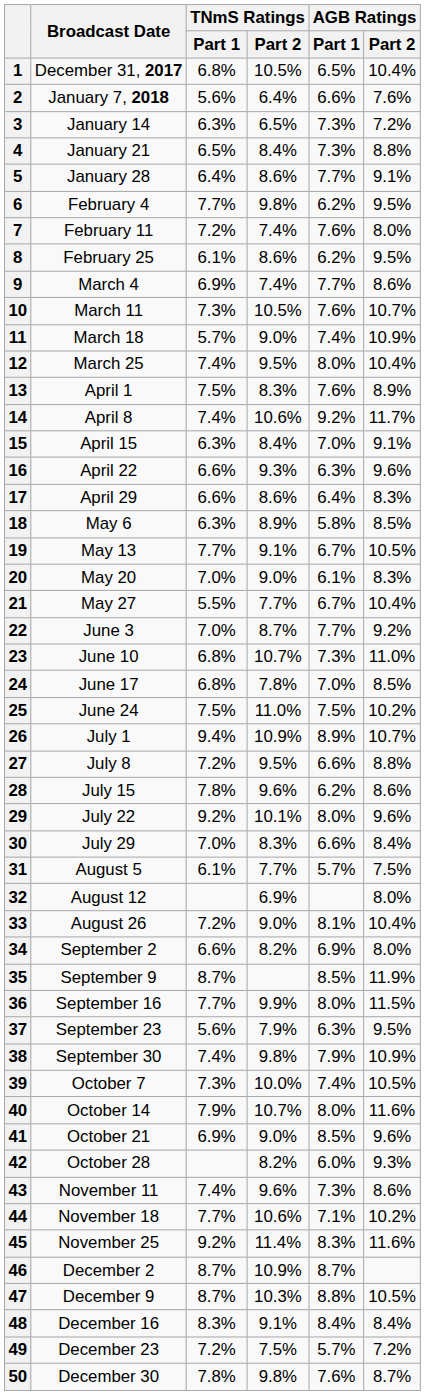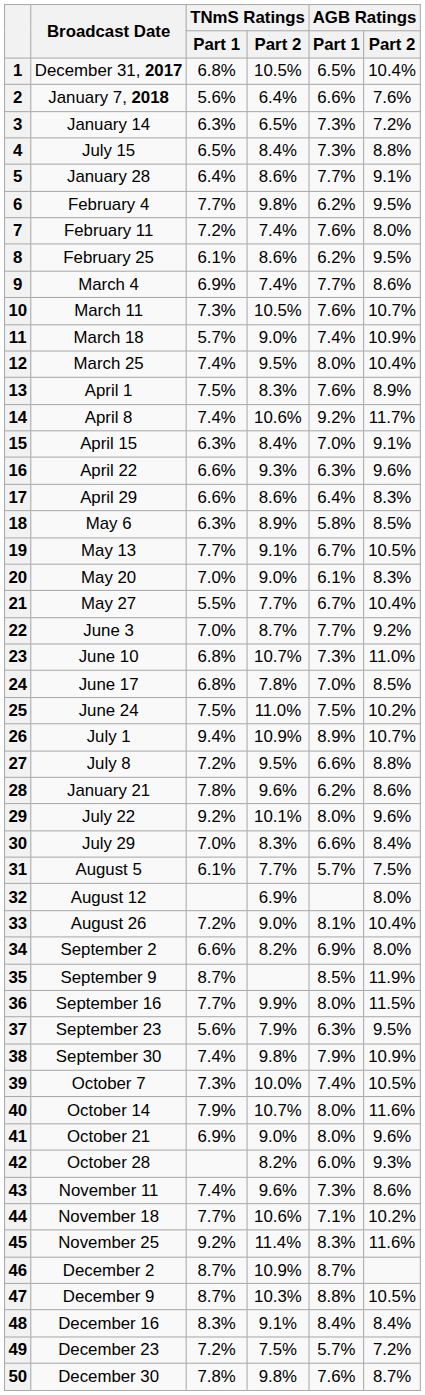(109, 151) January 21 -> (109, 151) July 15
(109, 790) July 15 -> (109, 790) January 21
(336, 1136) 8.5% -> (336, 1136) 8.0%
